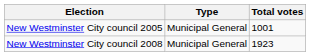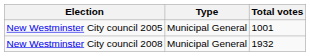(263, 43) 1923 -> (263, 43) 1932
